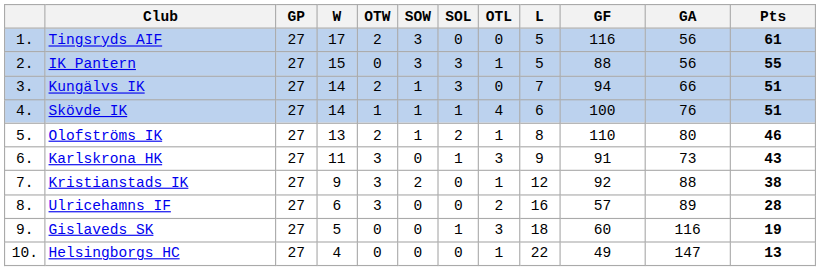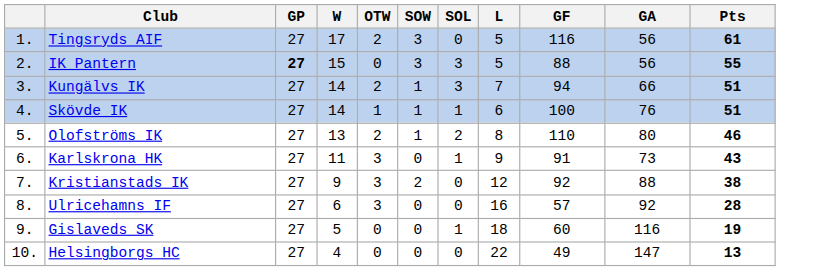- column: (499, 16)
(296, 64) normal -> (296, 64) bold
(688, 206) 89 -> (647, 206) 92
